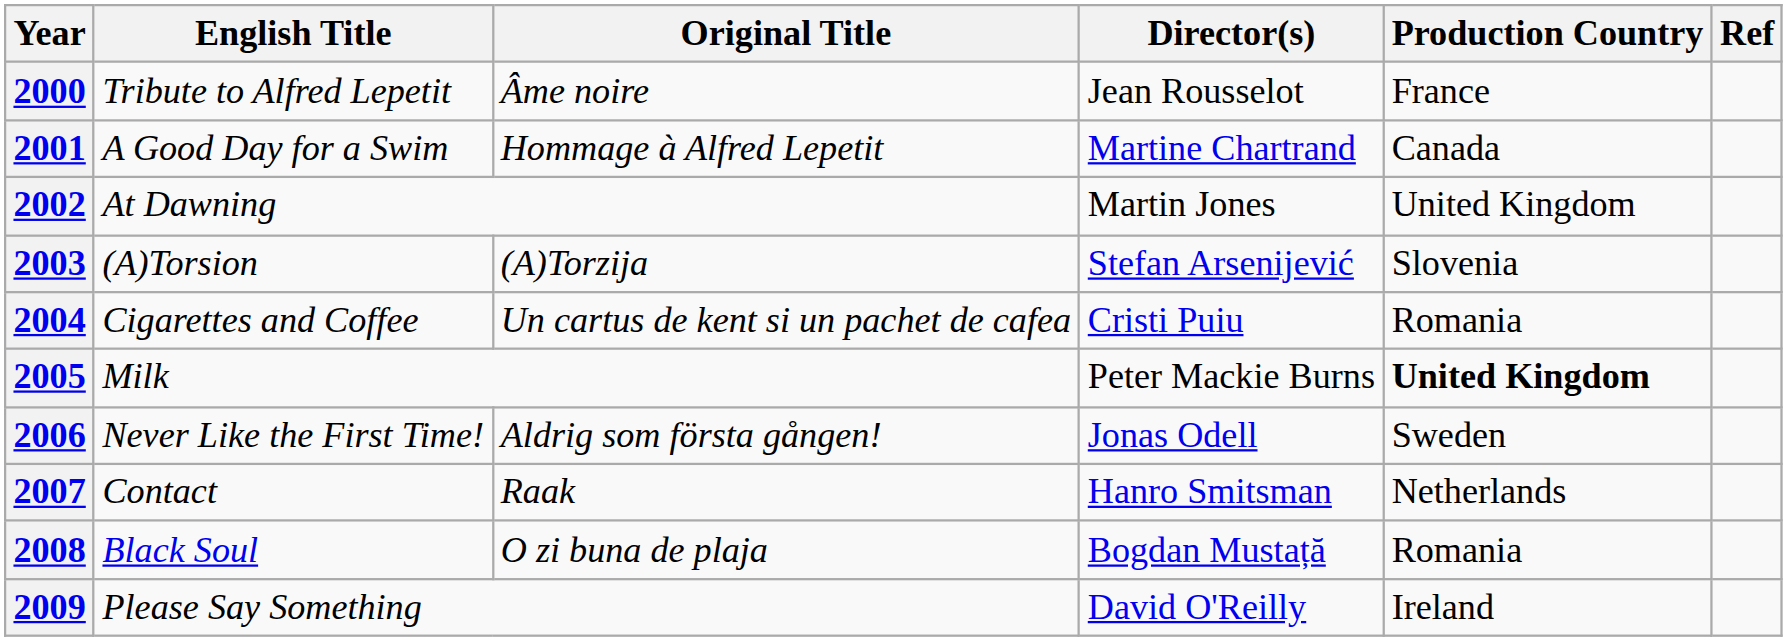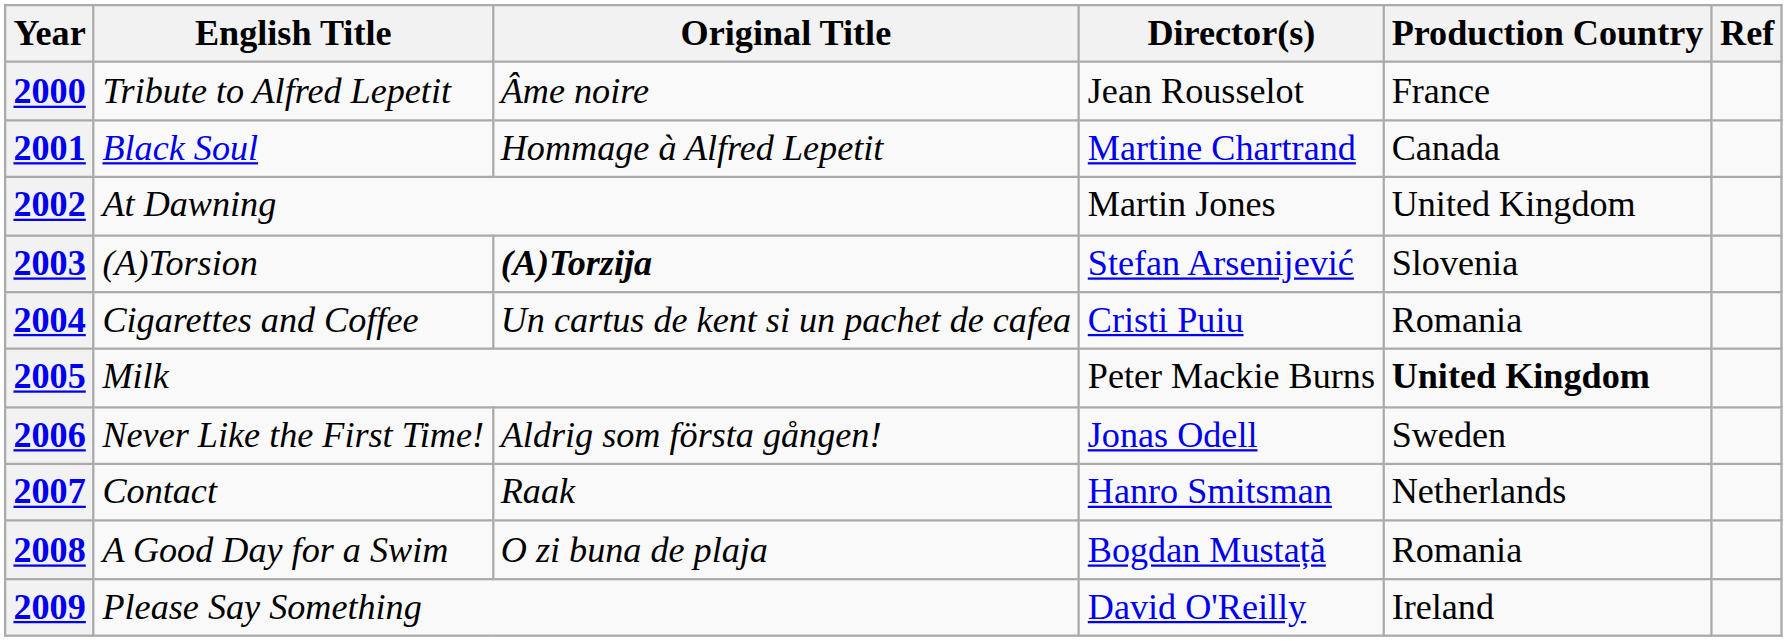(275, 147) A Good Day for a Swim -> (180, 147) Black Soul
(574, 262) normal -> (576, 262) bold
(180, 549) Black Soul -> (275, 549) A Good Day for a Swim
